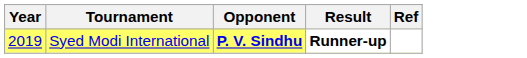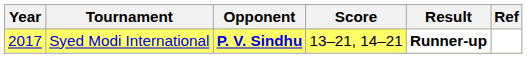+ column: (356, 17)
(25, 41) 2019 -> (25, 41) 2017
